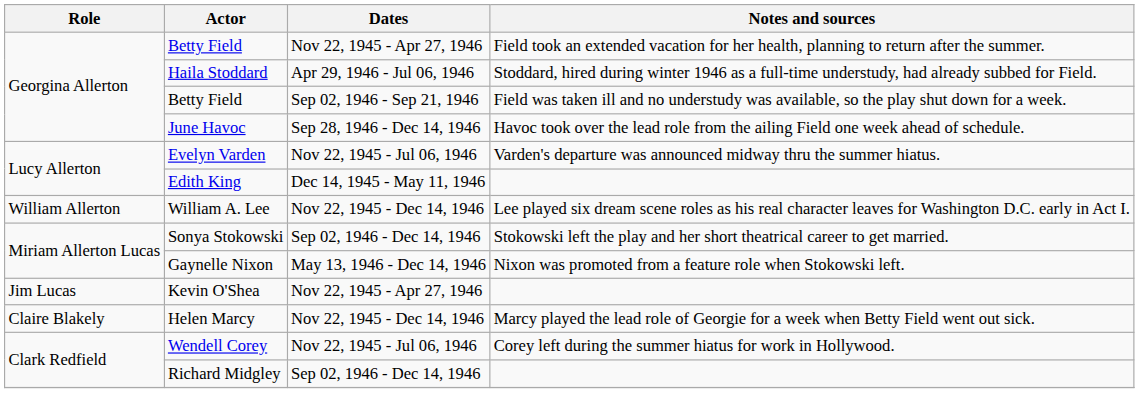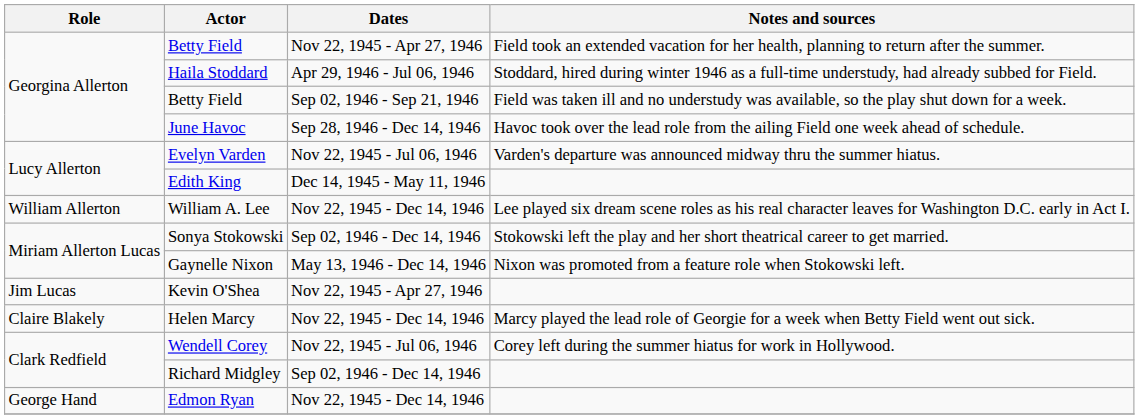+ row: (211, 400)
